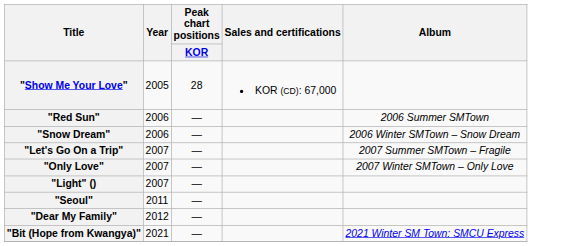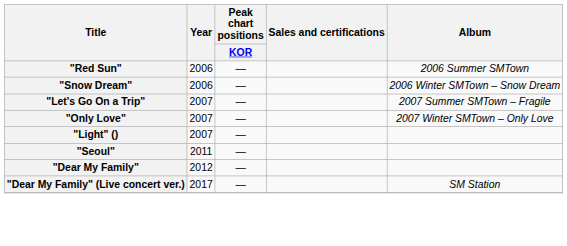- row: (74, 85)
+ row: (96, 184)
- row: (74, 233)
